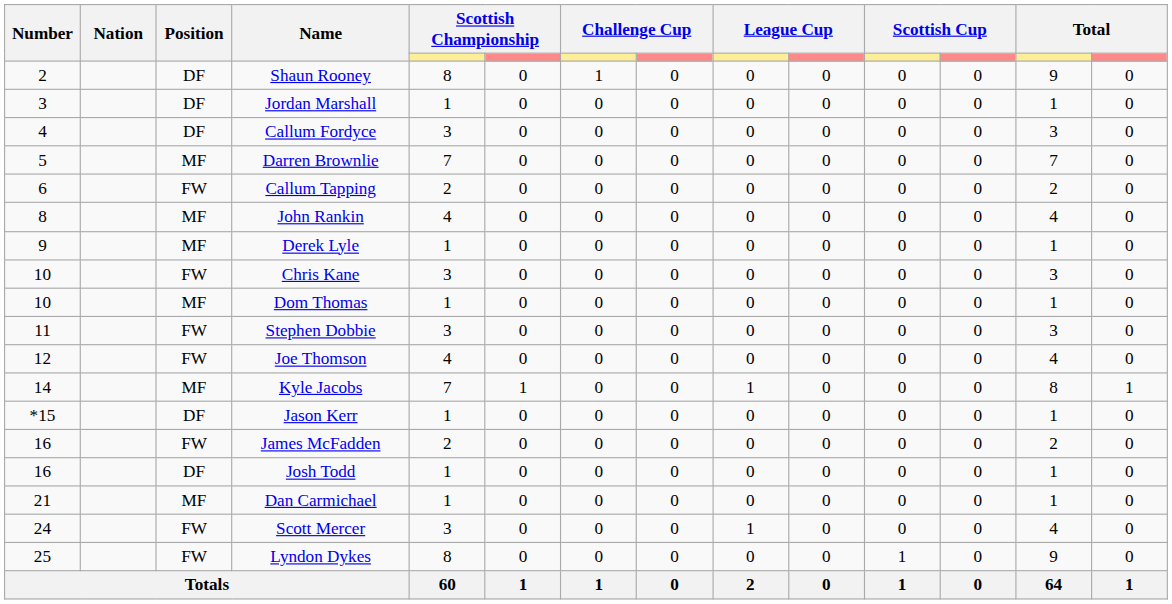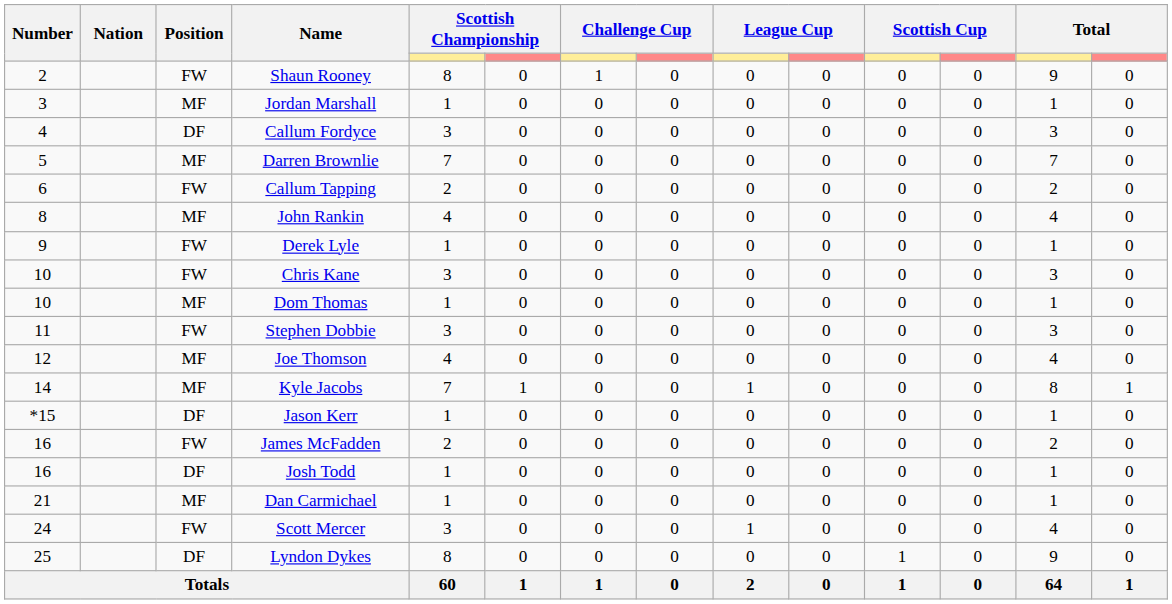(194, 75) DF -> (194, 75) FW
(194, 103) DF -> (194, 103) MF
(194, 245) MF -> (194, 245) FW
(194, 358) FW -> (194, 358) MF
(194, 556) FW -> (194, 556) DF
